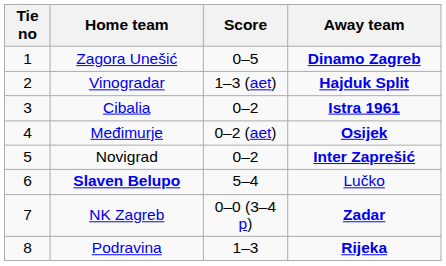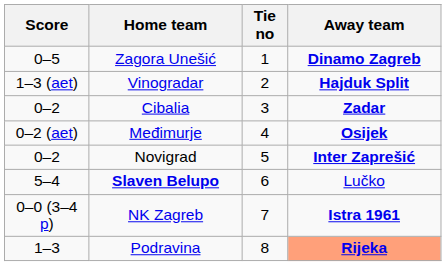columns swapped: (27, 25) <-> (245, 25)
(364, 108) Istra 1961 -> (364, 108) Zadar
(364, 215) Zadar -> (364, 215) Istra 1961
(364, 248) no background -> (364, 248) lightsalmon background
